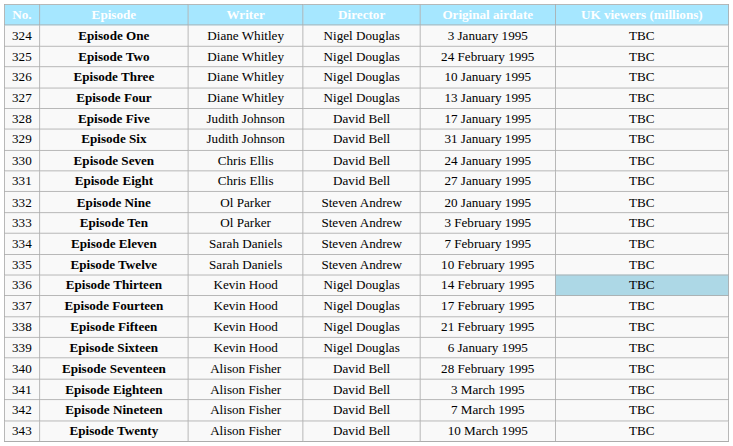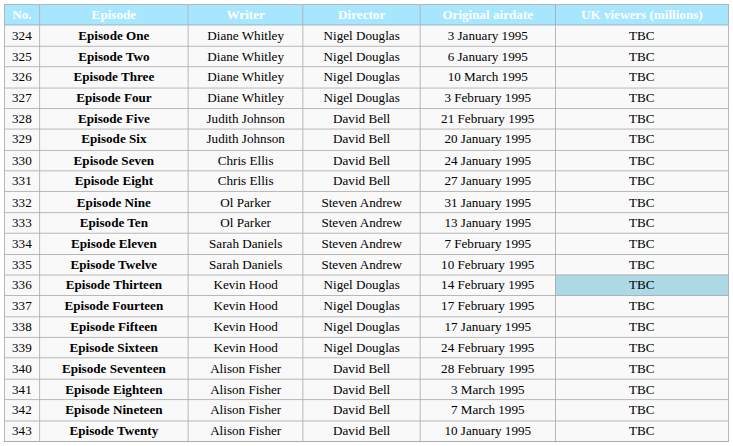(488, 56) 24 February 1995 -> (488, 56) 6 January 1995
(488, 77) 10 January 1995 -> (488, 77) 10 March 1995
(488, 98) 13 January 1995 -> (488, 98) 3 February 1995
(488, 118) 17 January 1995 -> (488, 118) 21 February 1995
(488, 139) 31 January 1995 -> (488, 139) 20 January 1995
(488, 202) 20 January 1995 -> (488, 202) 31 January 1995
(488, 222) 3 February 1995 -> (488, 222) 13 January 1995
(488, 327) 21 February 1995 -> (488, 327) 17 January 1995
(488, 347) 6 January 1995 -> (488, 347) 24 February 1995
(488, 431) 10 March 1995 -> (488, 431) 10 January 1995
